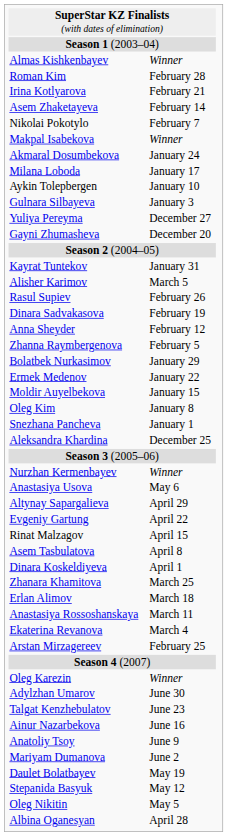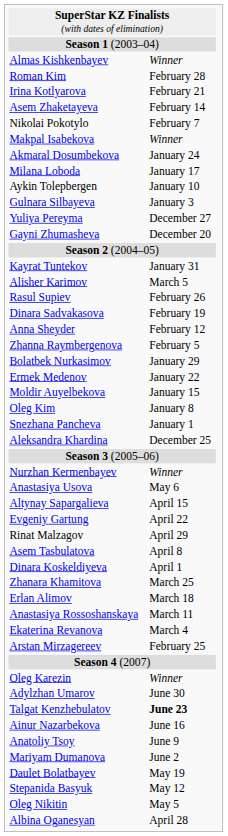(169, 503) April 29 -> (169, 503) April 15
(169, 535) April 15 -> (169, 535) April 29
(167, 709) normal -> (168, 709) bold
